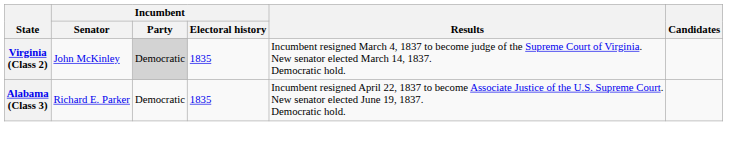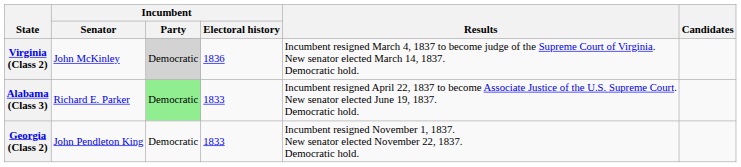(201, 59) 1835 -> (214, 59) 1836
(160, 100) no background -> (173, 100) lightgreen background
(201, 100) 1835 -> (214, 100) 1833
+ row: (28, 141)
